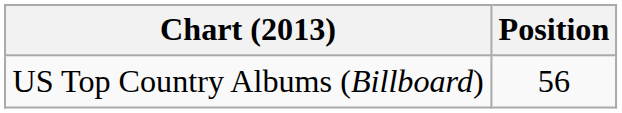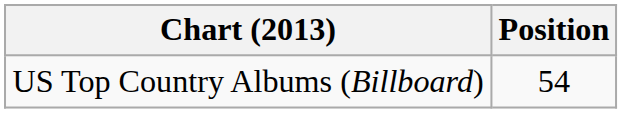(554, 81) 56 -> (554, 81) 54
